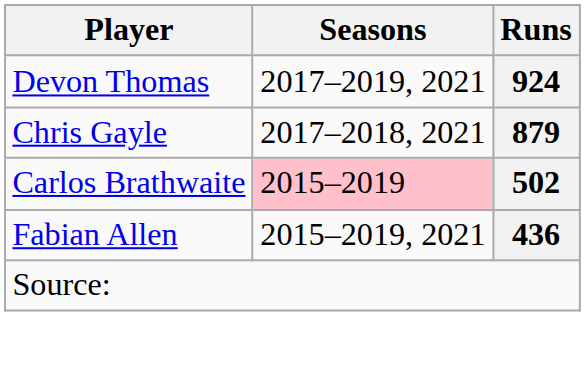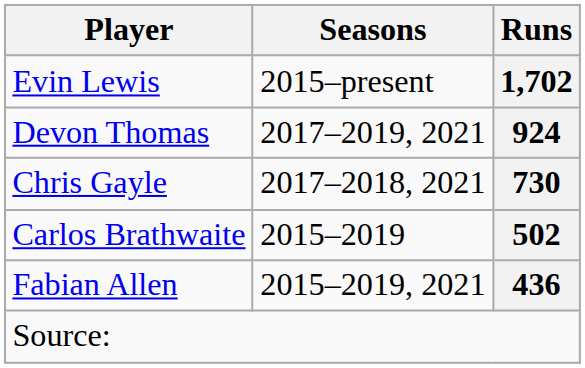+ row: (86, 81)
(536, 132) 879 -> (536, 183) 730
(333, 183) pink background -> (333, 234) no background
